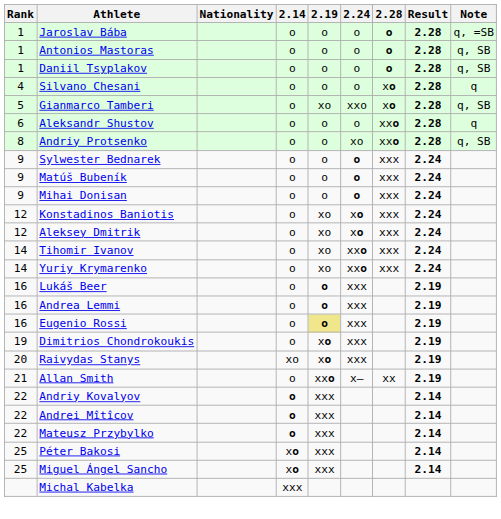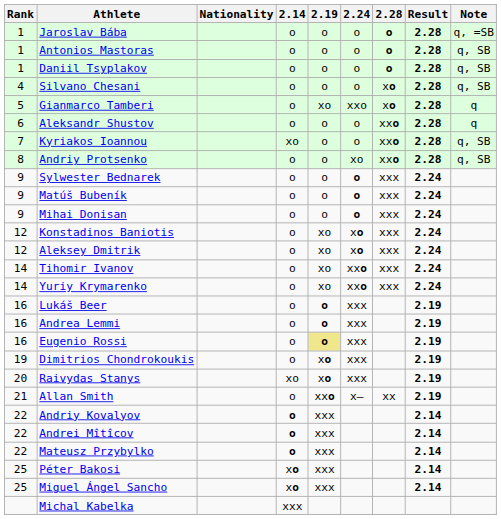(474, 86) q -> (474, 86) q, SB
(474, 105) q, SB -> (474, 105) q
+ row: (93, 141)
